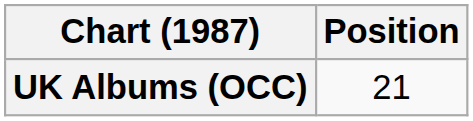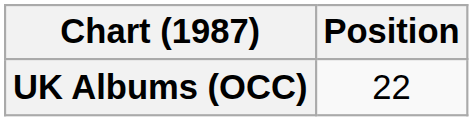(392, 86) 21 -> (392, 86) 22
